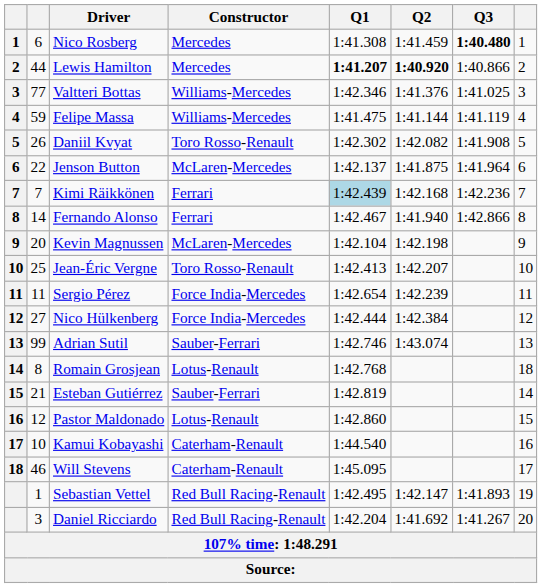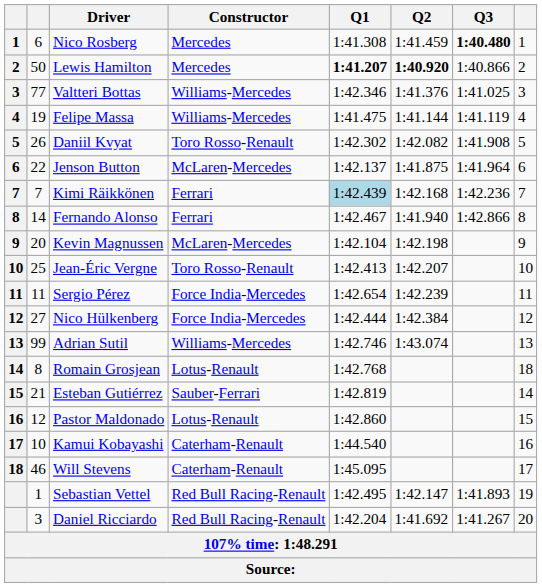(38, 66) 44 -> (38, 66) 50
(38, 117) 59 -> (38, 117) 19
(216, 343) Sauber-Ferrari -> (231, 343) Williams-Mercedes
